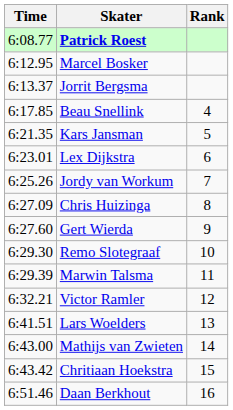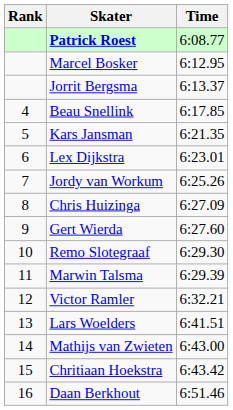columns swapped: (207, 16) <-> (30, 16)
